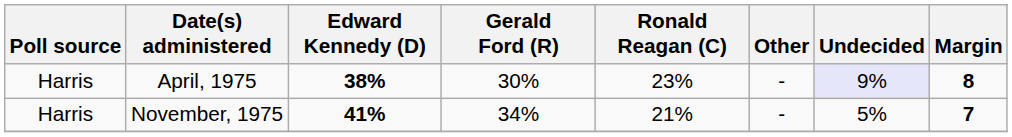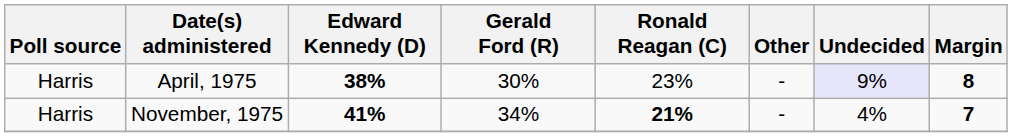(672, 114) normal -> (672, 114) bold
(872, 114) 5% -> (872, 114) 4%
